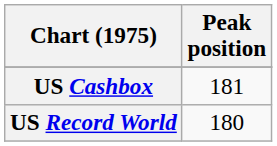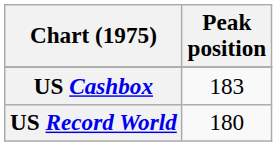(227, 85) 181 -> (227, 85) 183
